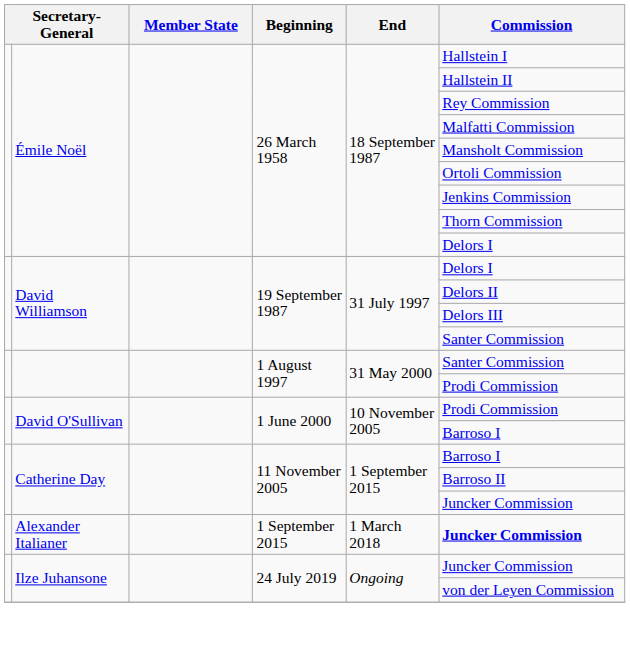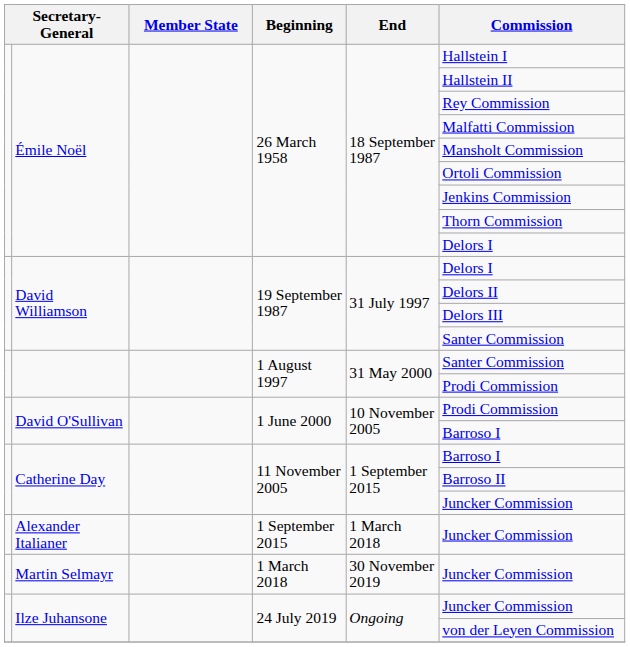(512, 534) bold -> (507, 534) normal
+ row: (64, 574)
